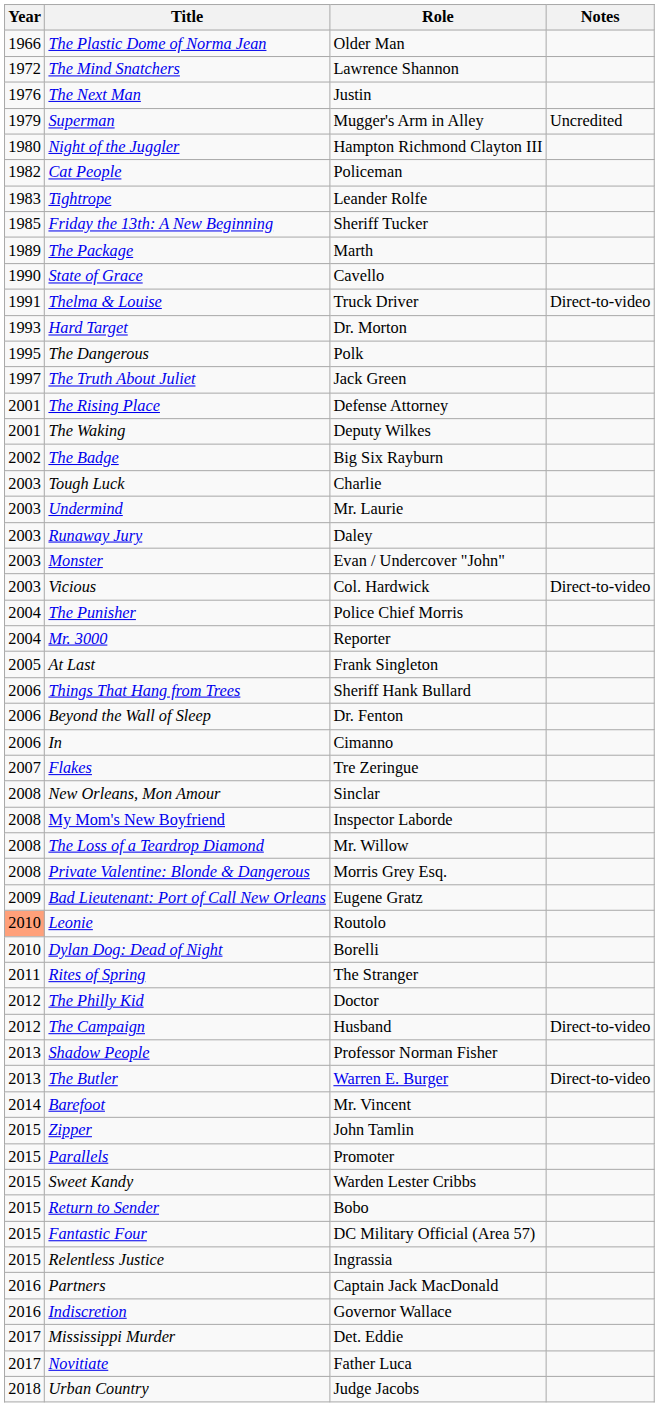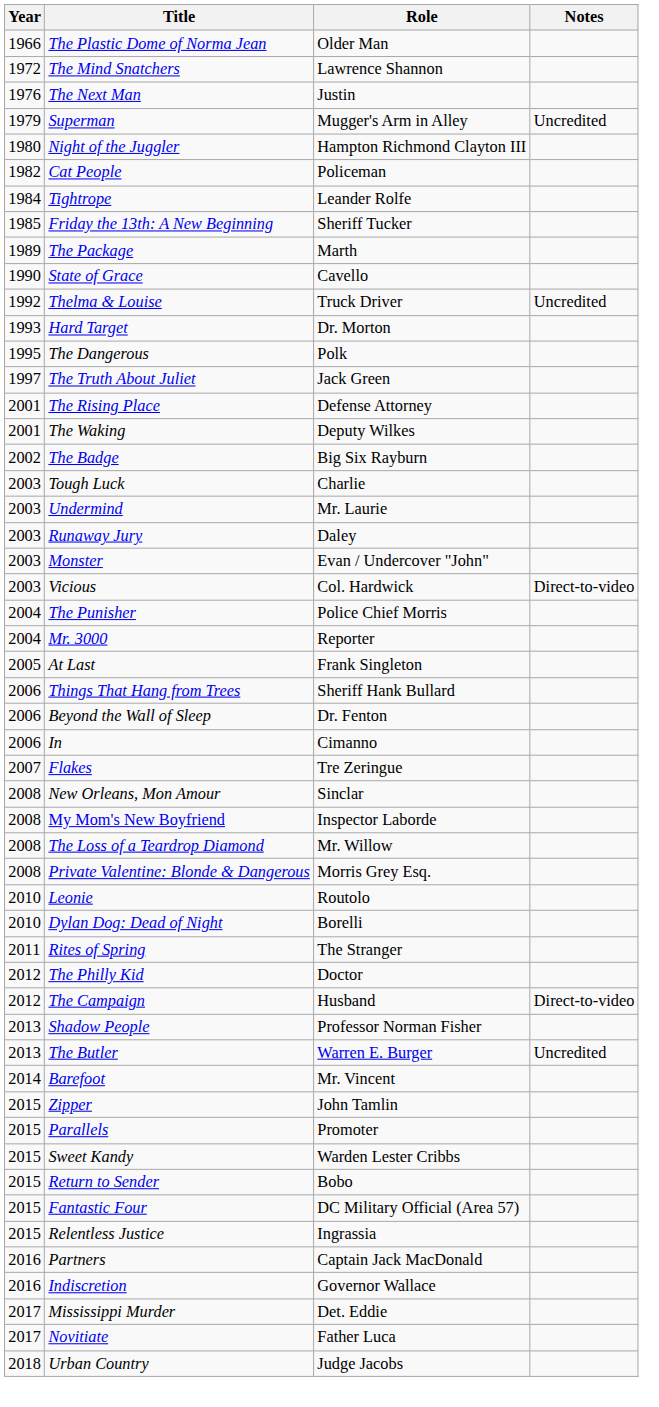(25, 198) 1983 -> (25, 198) 1984
(25, 302) 1991 -> (25, 302) 1992
(600, 302) Direct-to-video -> (570, 302) Uncredited
- row: (187, 897)
(25, 923) lightsalmon background -> (25, 897) no background
(600, 1078) Direct-to-video -> (570, 1052) Uncredited
